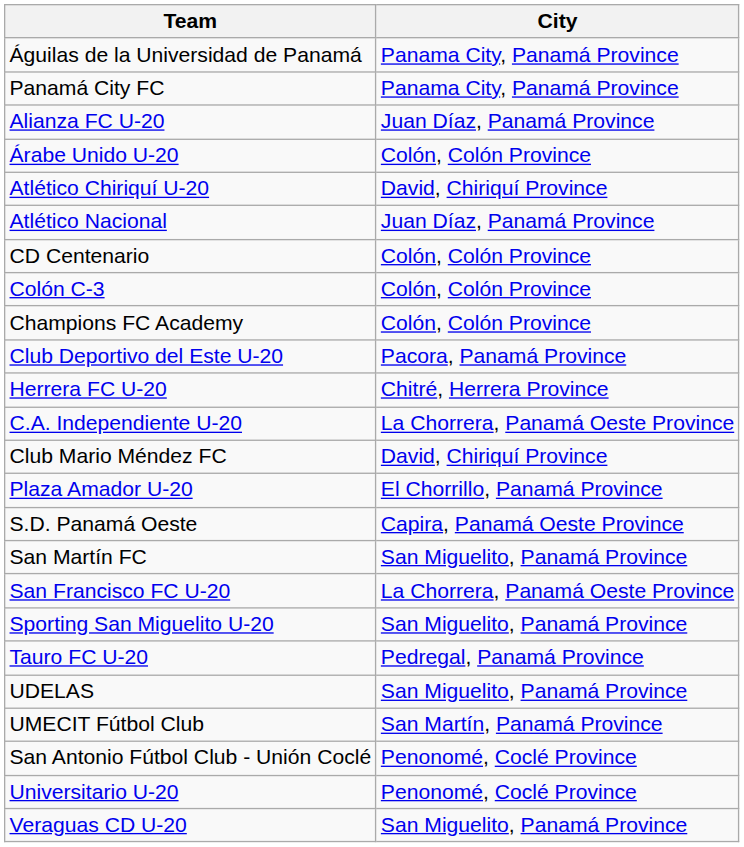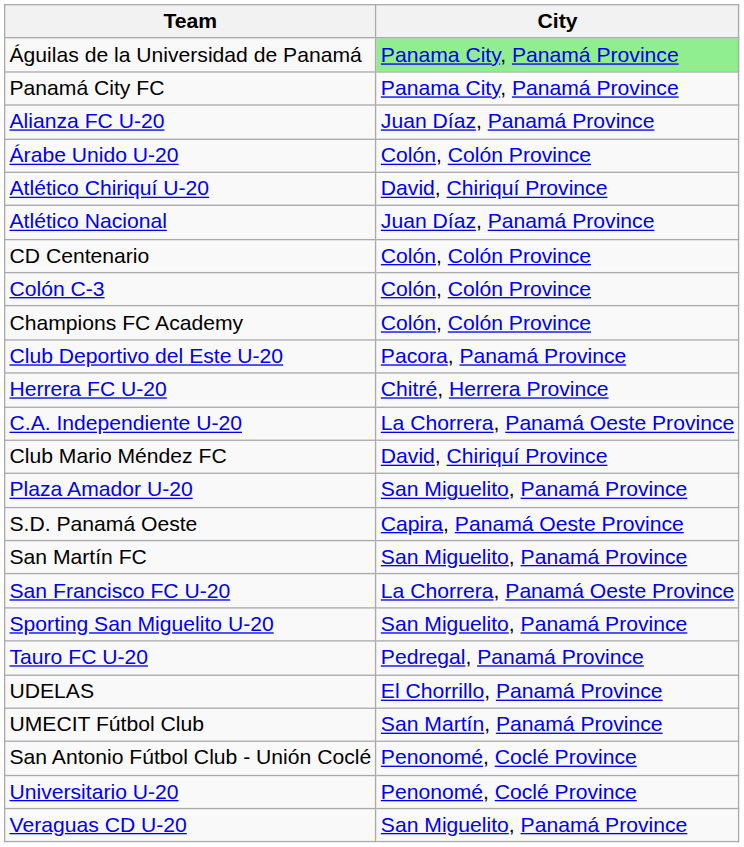(530, 54) no background -> (530, 54) lightgreen background
(522, 490) El Chorrillo, Panamá Province -> (534, 490) San Miguelito, Panamá Province
(534, 691) San Miguelito, Panamá Province -> (522, 691) El Chorrillo, Panamá Province
